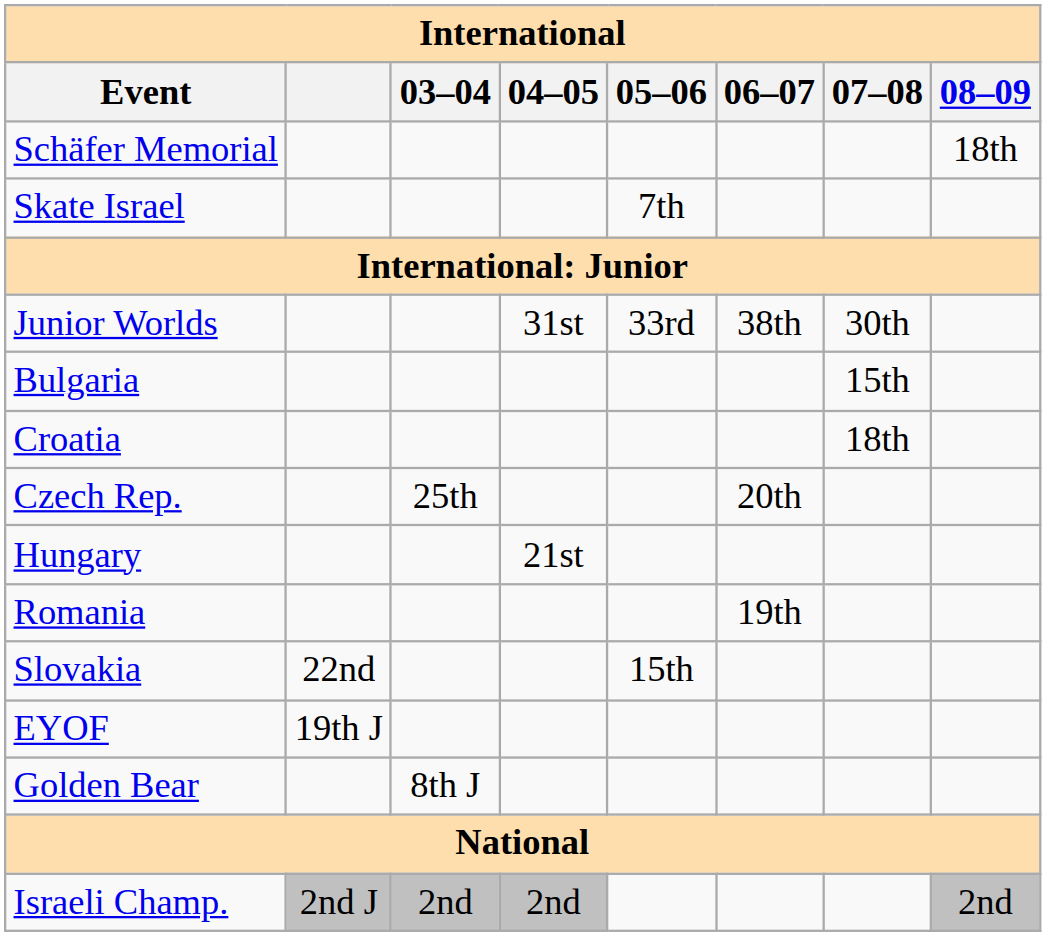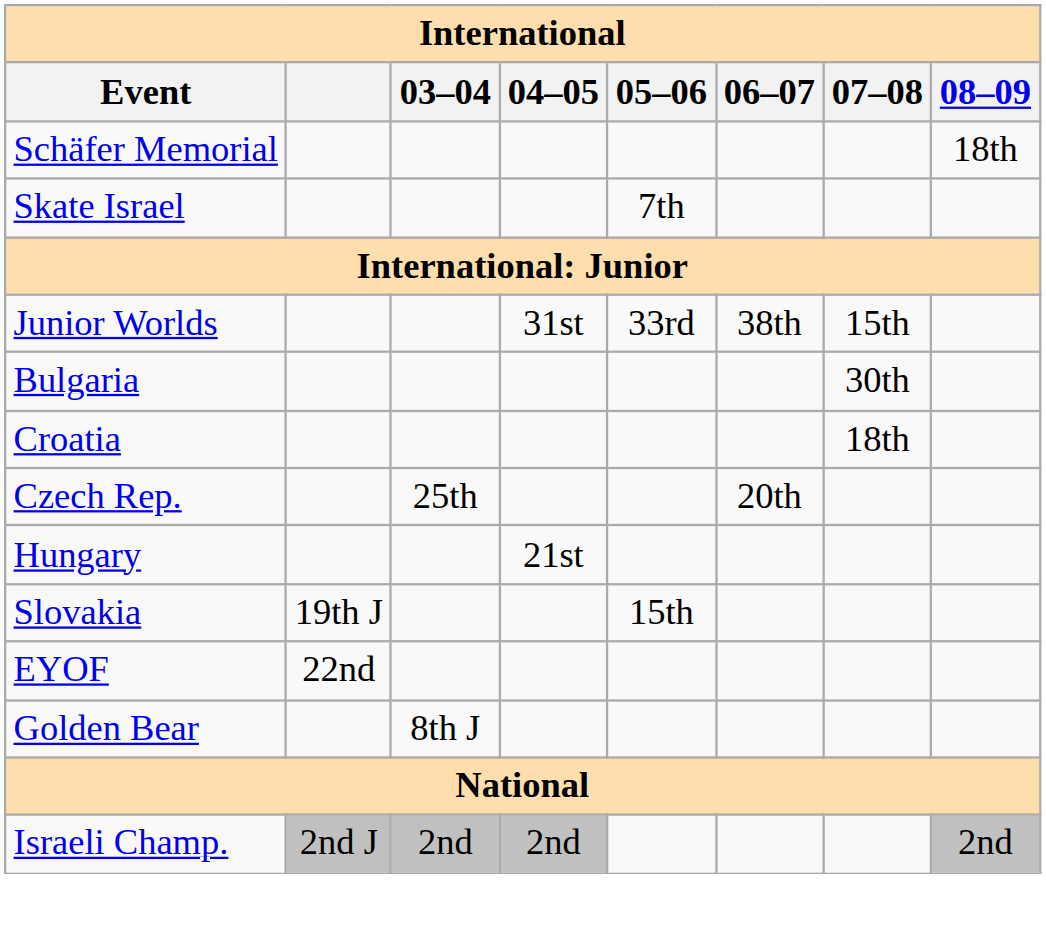(877, 322) 30th -> (877, 322) 15th
(877, 380) 15th -> (877, 380) 30th
- row: (79, 611)
(339, 669) 22nd -> (339, 611) 19th J
(339, 727) 19th J -> (339, 669) 22nd
